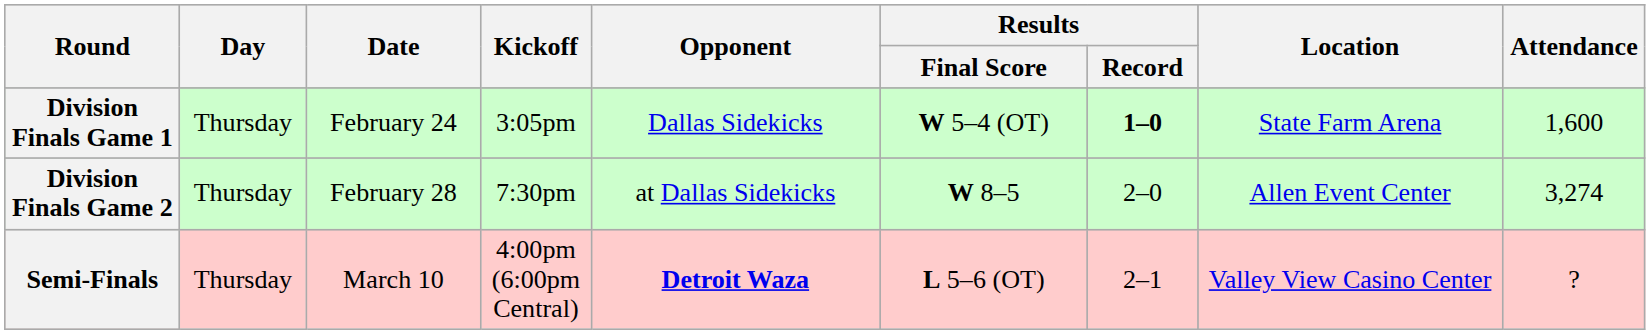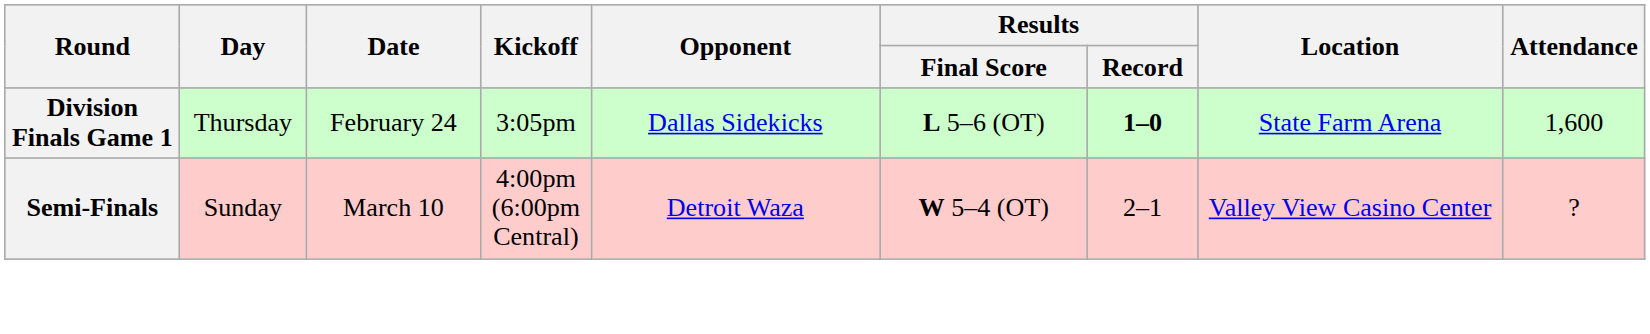(984, 122) W 5–4 (OT) -> (984, 122) L 5–6 (OT)
- row: (92, 193)
(243, 278) Thursday -> (243, 207) Sunday
(735, 278) bold -> (735, 207) normal
(984, 278) L 5–6 (OT) -> (984, 207) W 5–4 (OT)
